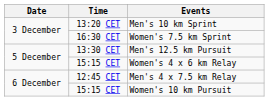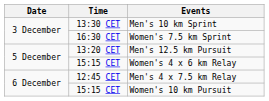(98, 24) 13:20 CET -> (98, 24) 13:30 CET
(98, 50) 13:30 CET -> (98, 50) 13:20 CET
